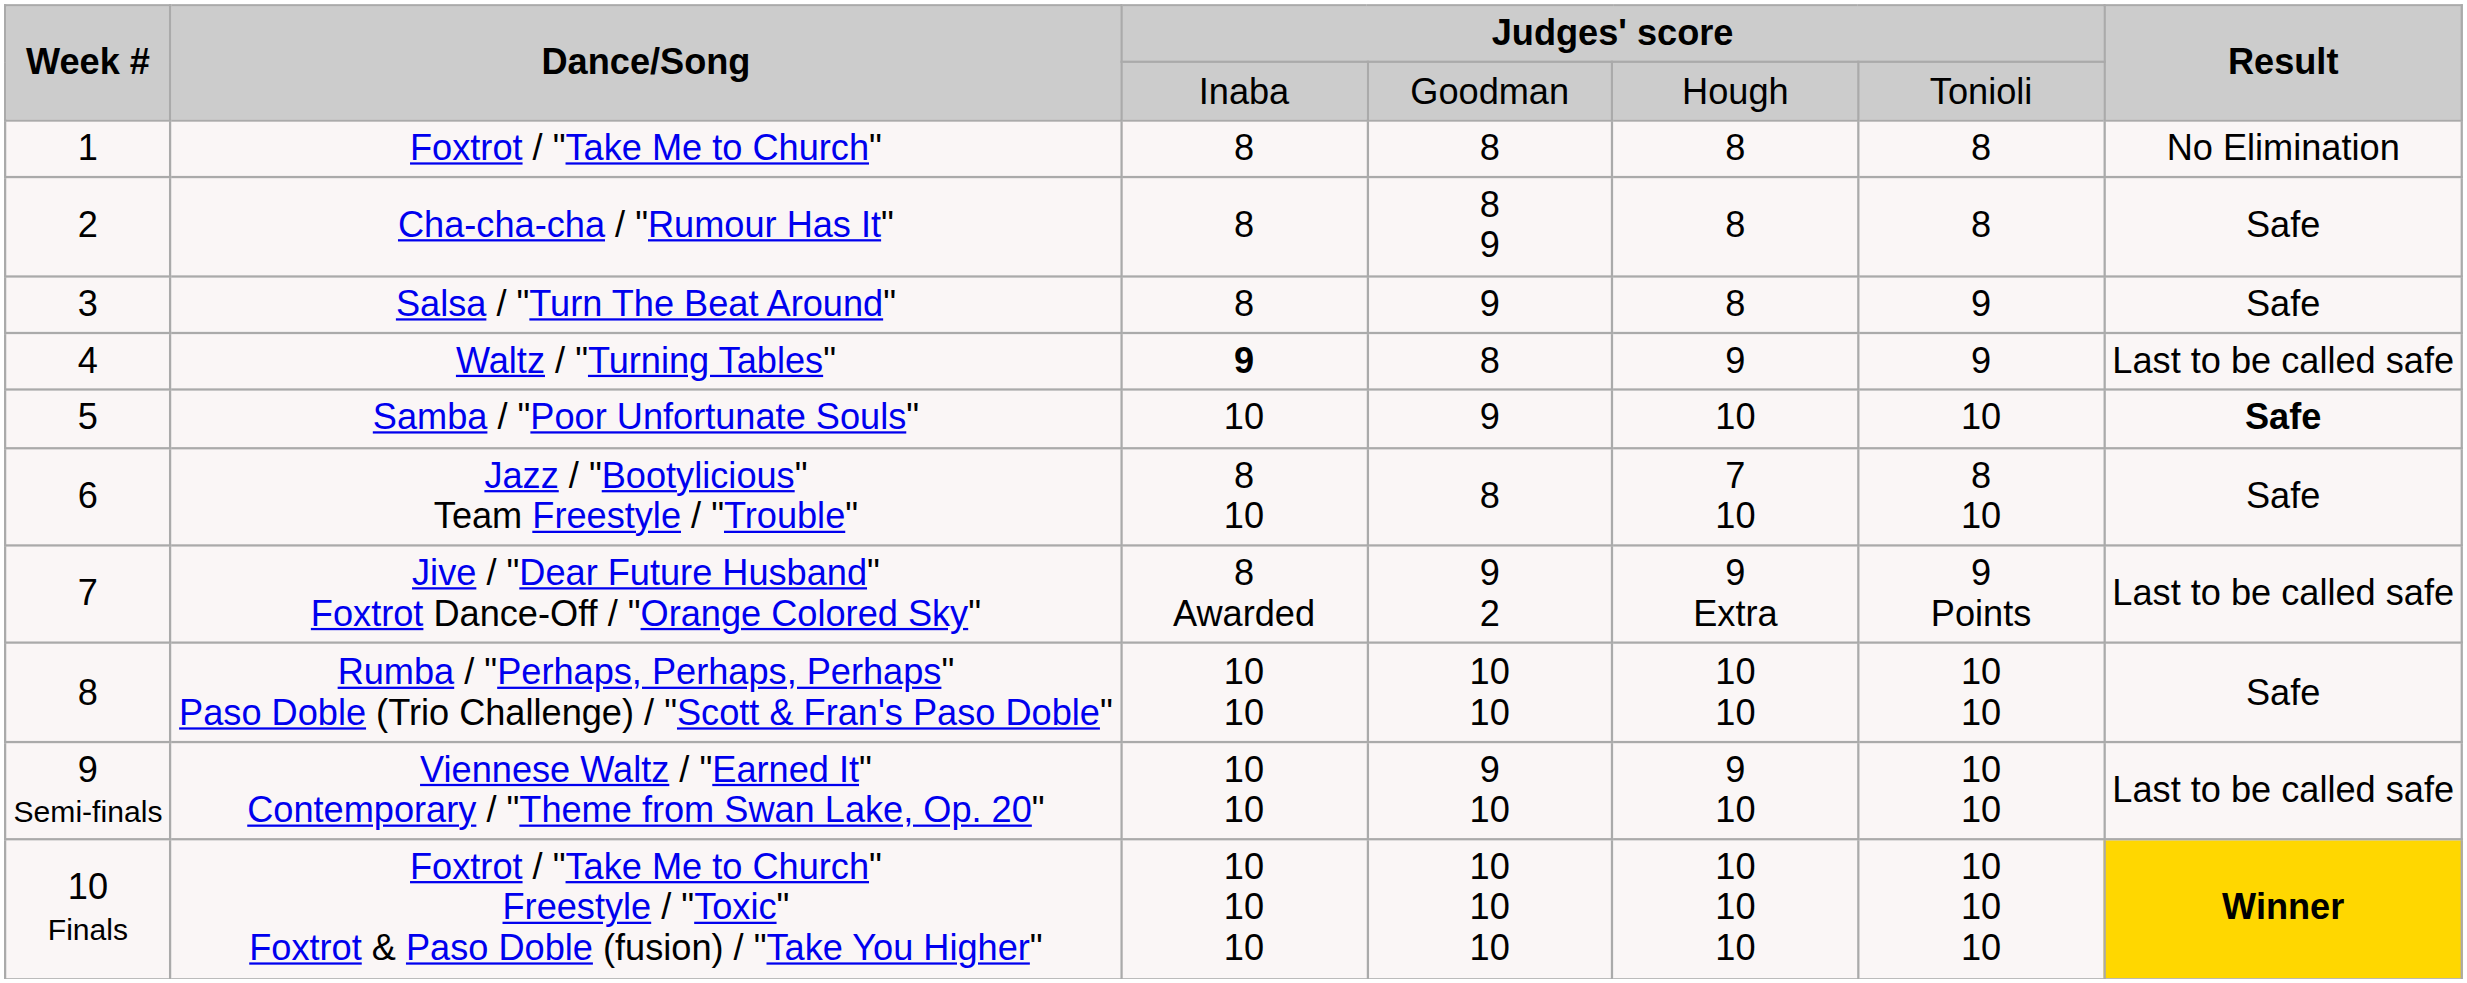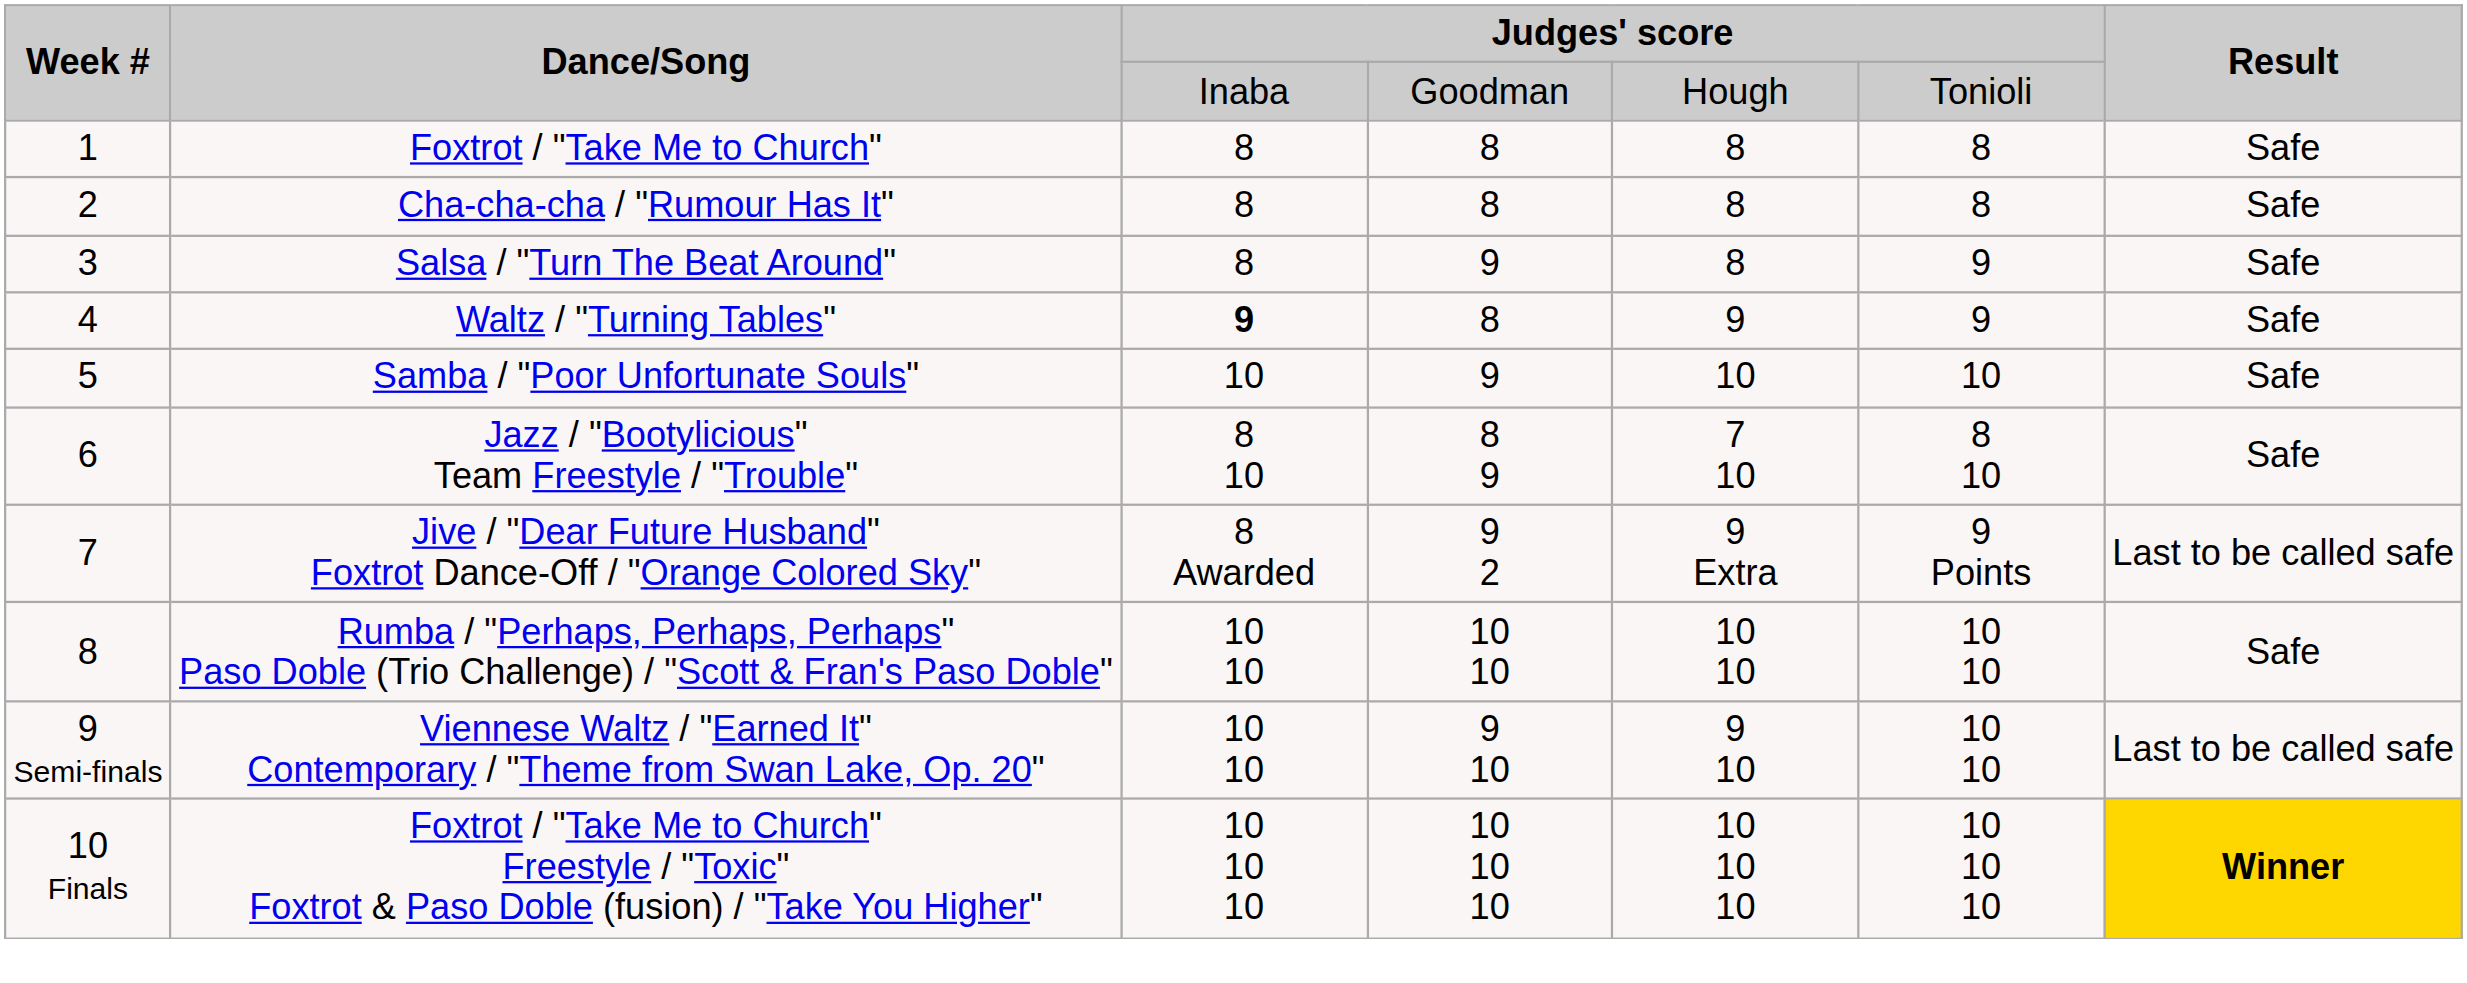(2283, 148) No Elimination -> (2283, 148) Safe
(1490, 225) 8 9 -> (1490, 205) 8
(2283, 360) Last to be called safe -> (2283, 320) Safe
(2283, 418) bold -> (2283, 377) normal
(1490, 495) 8 -> (1490, 455) 8 9
